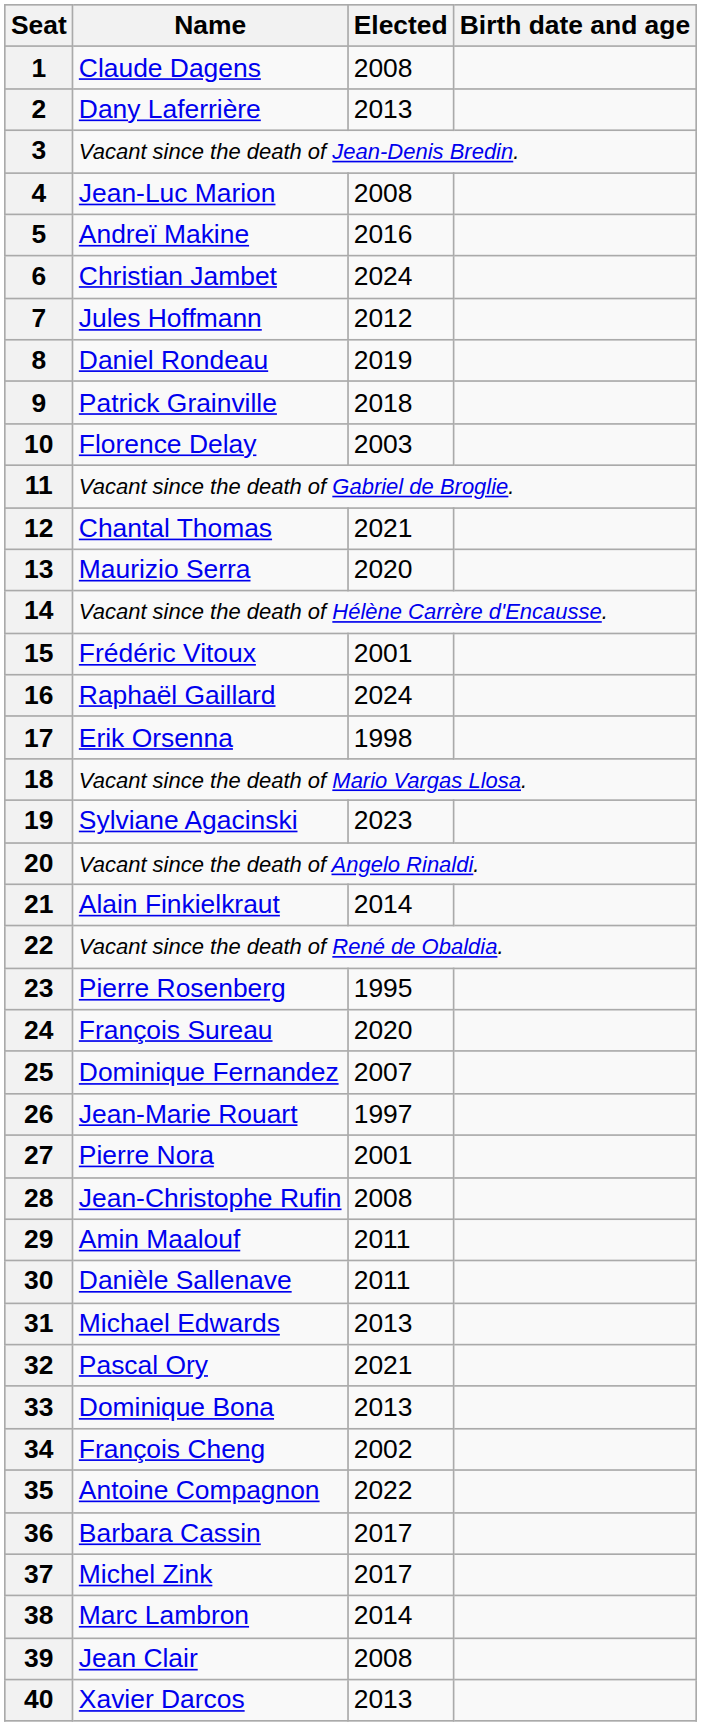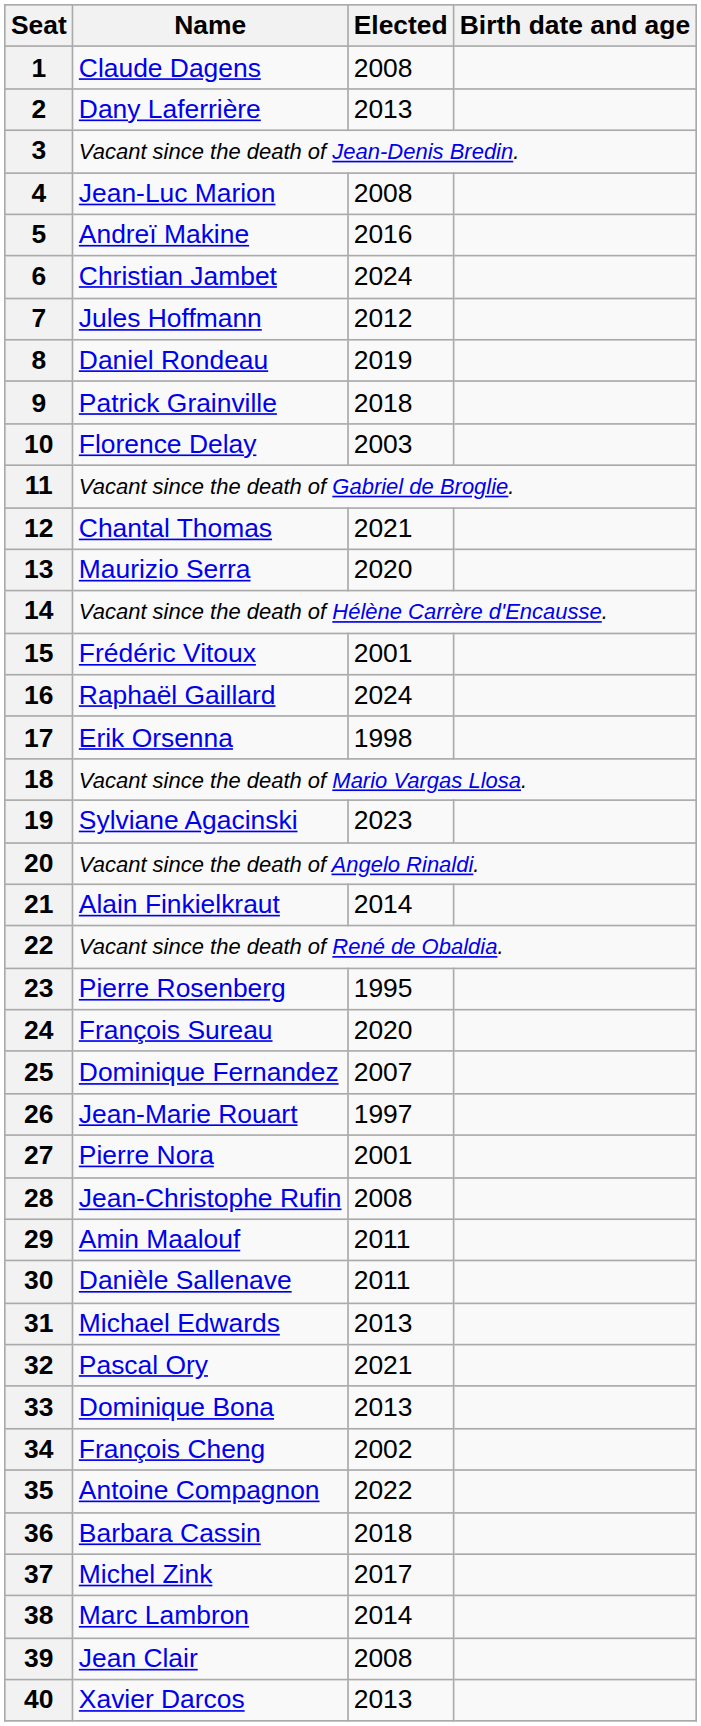(383, 1532) 2017 -> (383, 1532) 2018
